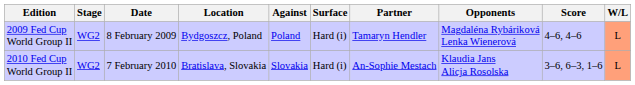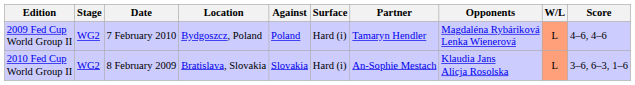columns swapped: (618, 12) <-> (574, 12)
(141, 35) 8 February 2009 -> (141, 35) 7 February 2010
(141, 65) 7 February 2010 -> (141, 65) 8 February 2009
